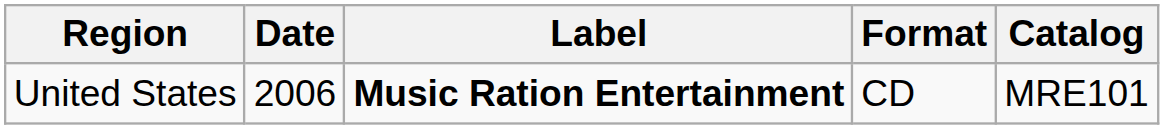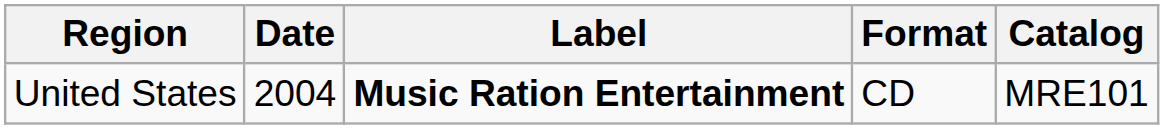(295, 92) 2006 -> (295, 92) 2004
